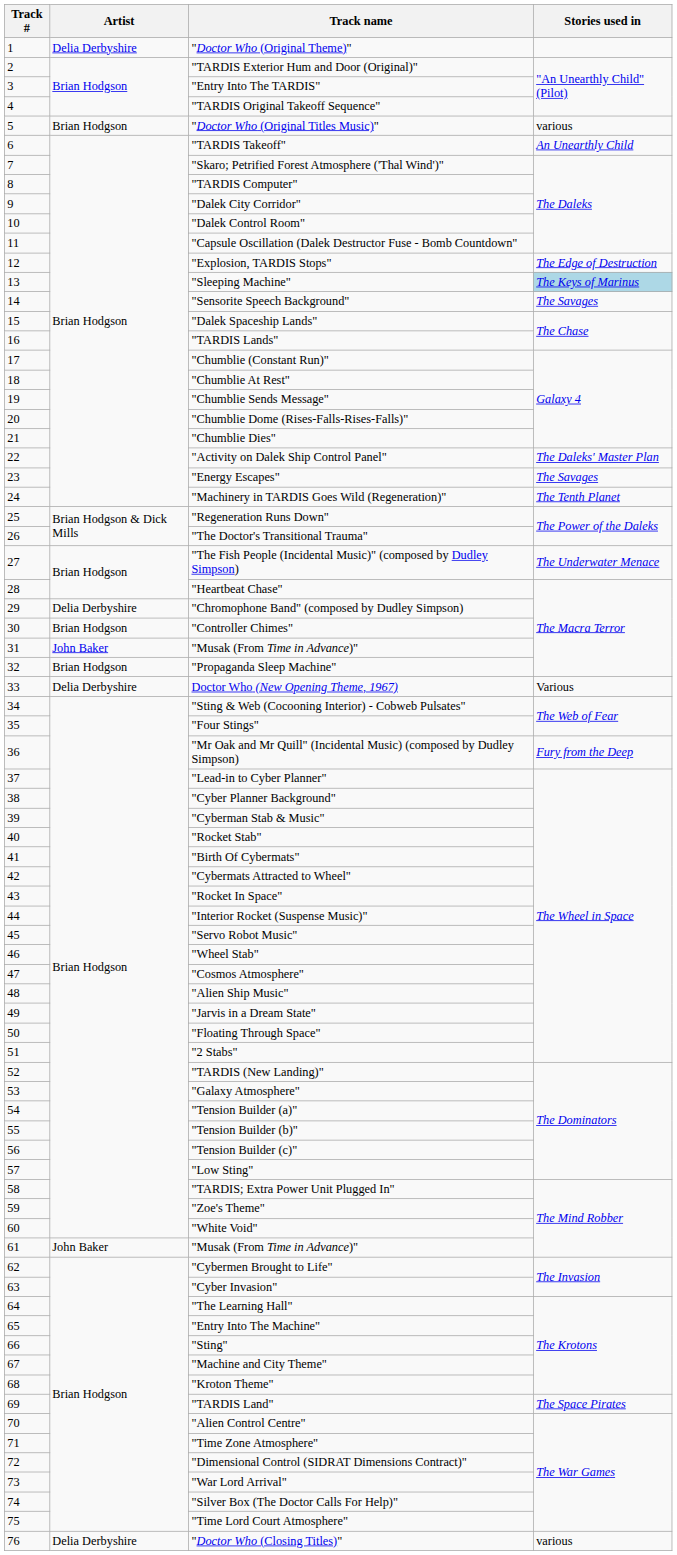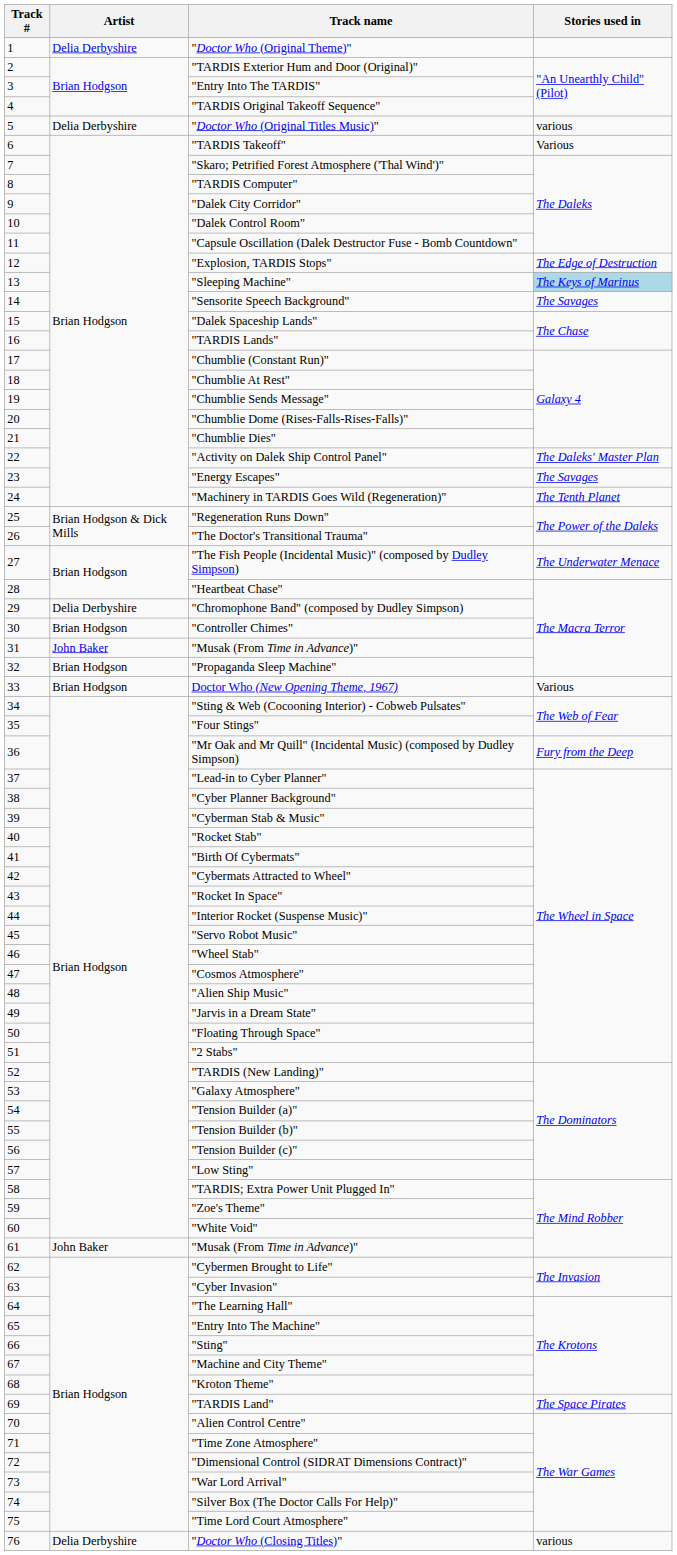(90, 125) Brian Hodgson -> (95, 125) Delia Derbyshire
(585, 145) An Unearthly Child -> (555, 145) Various
(95, 686) Delia Derbyshire -> (90, 686) Brian Hodgson
